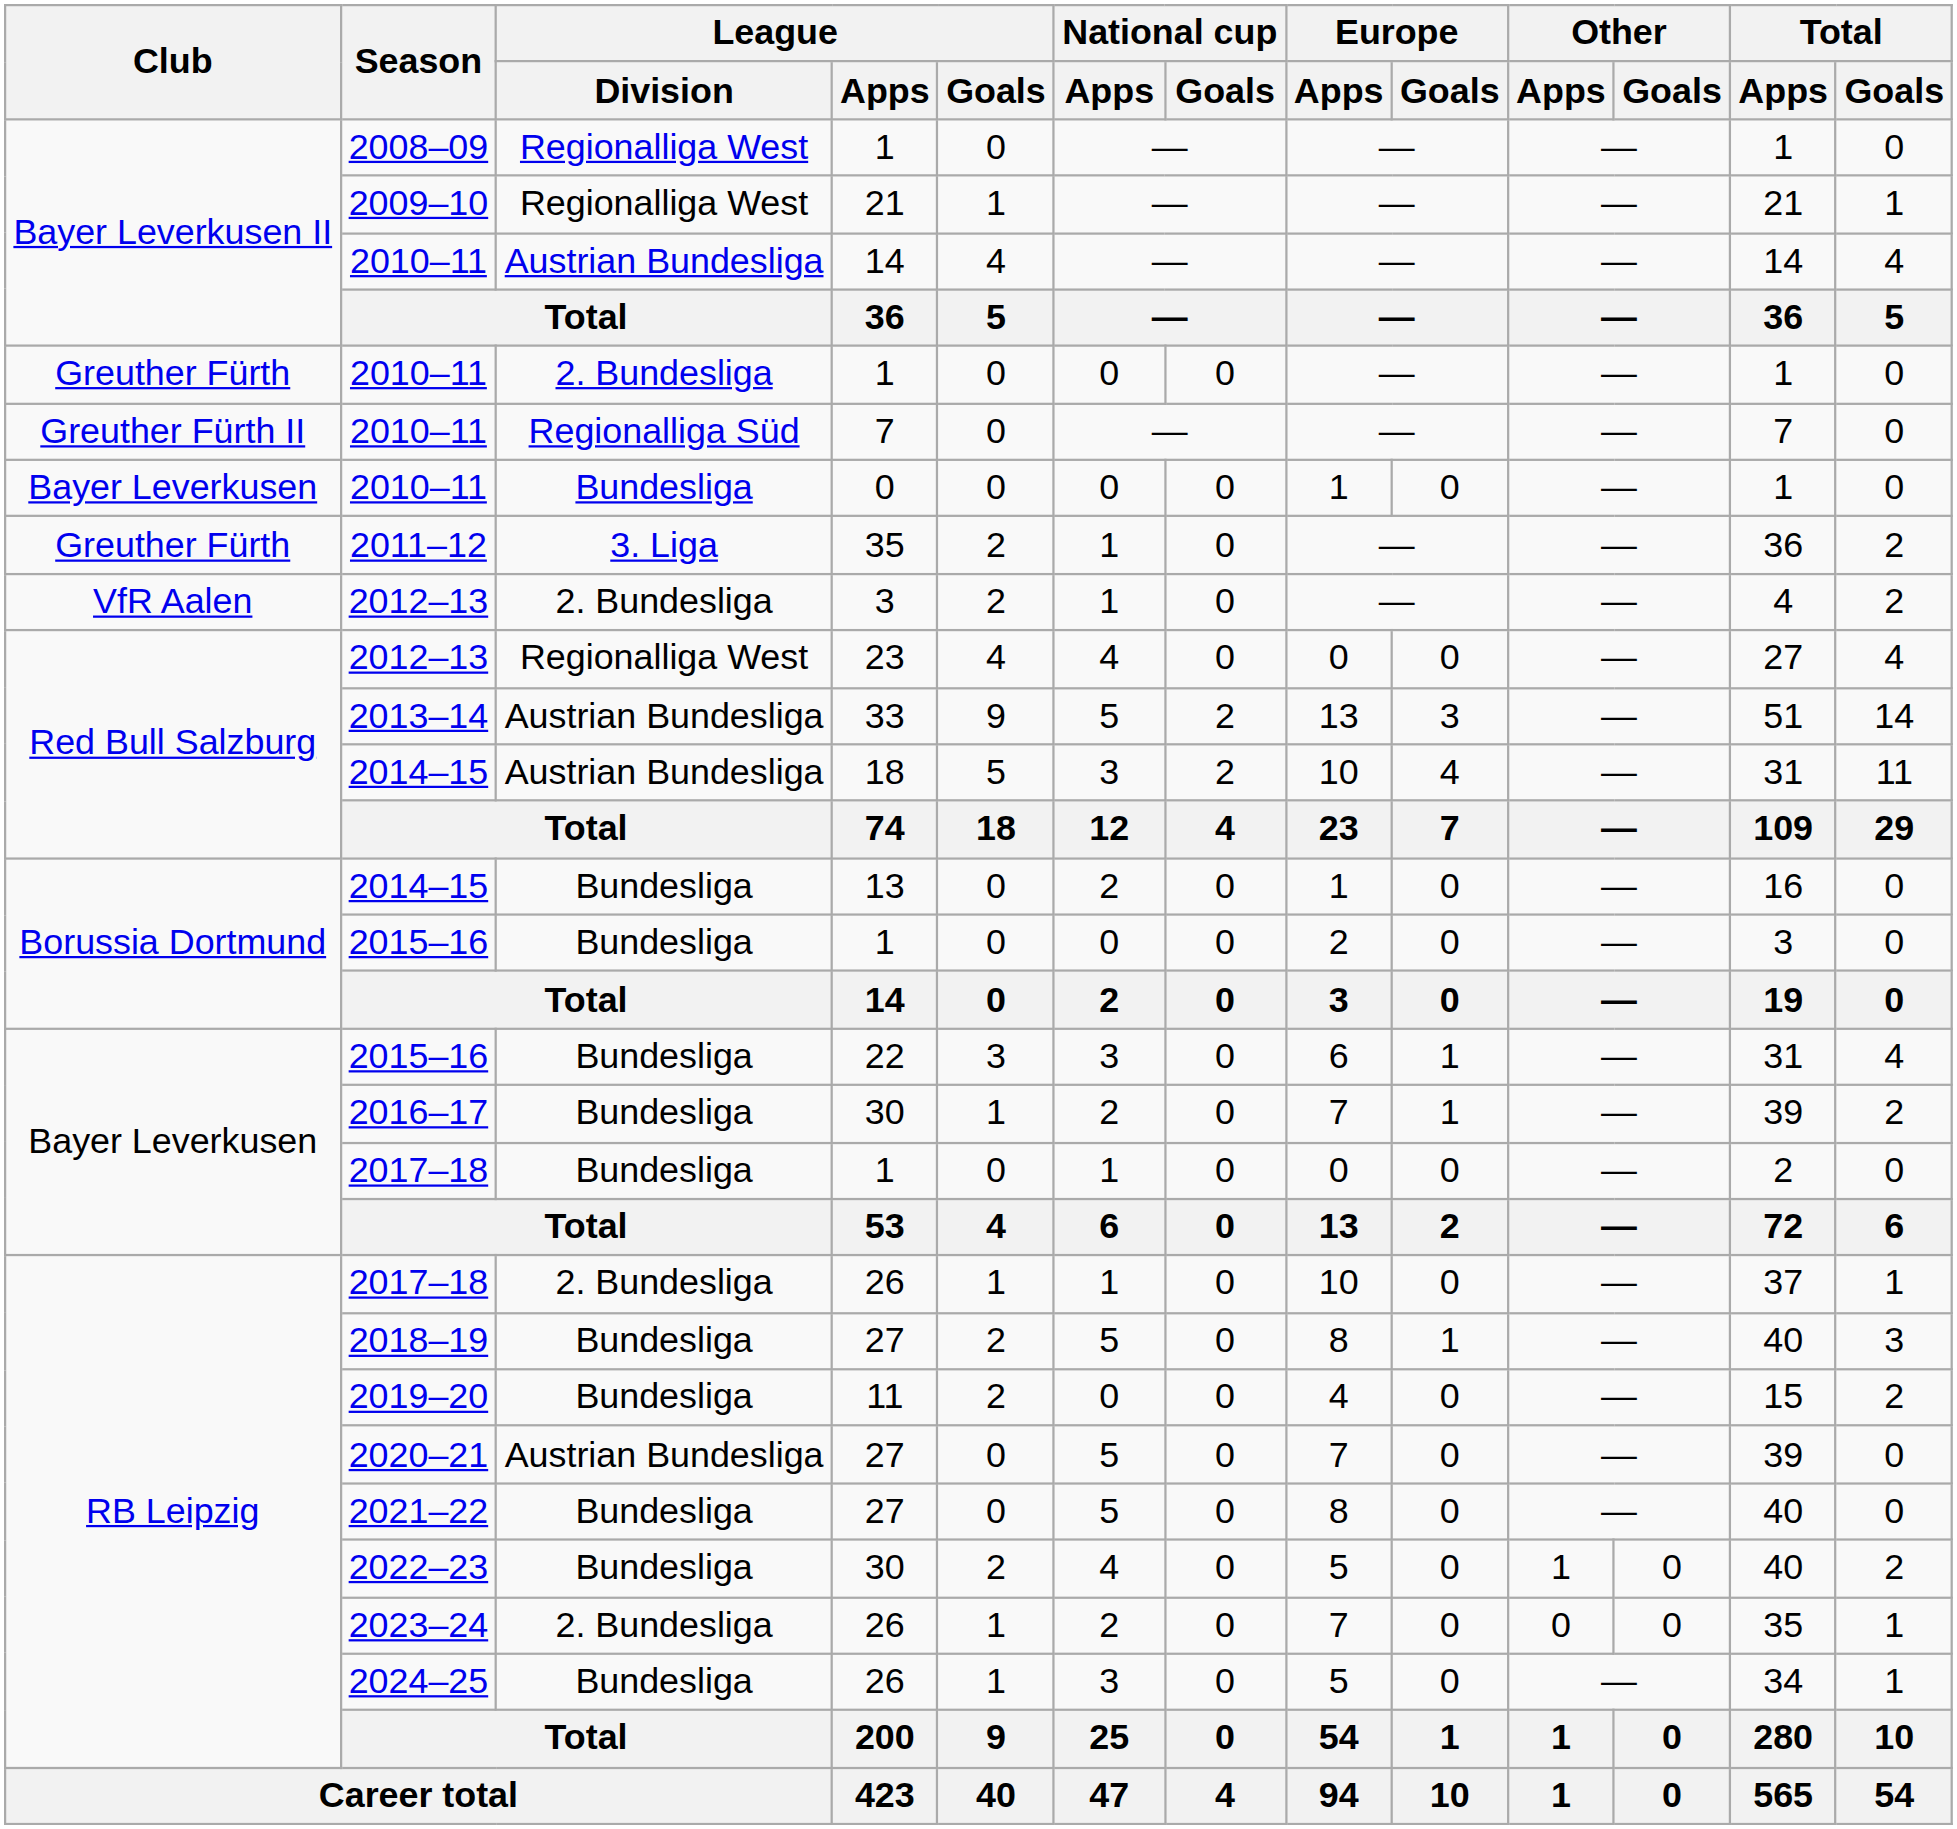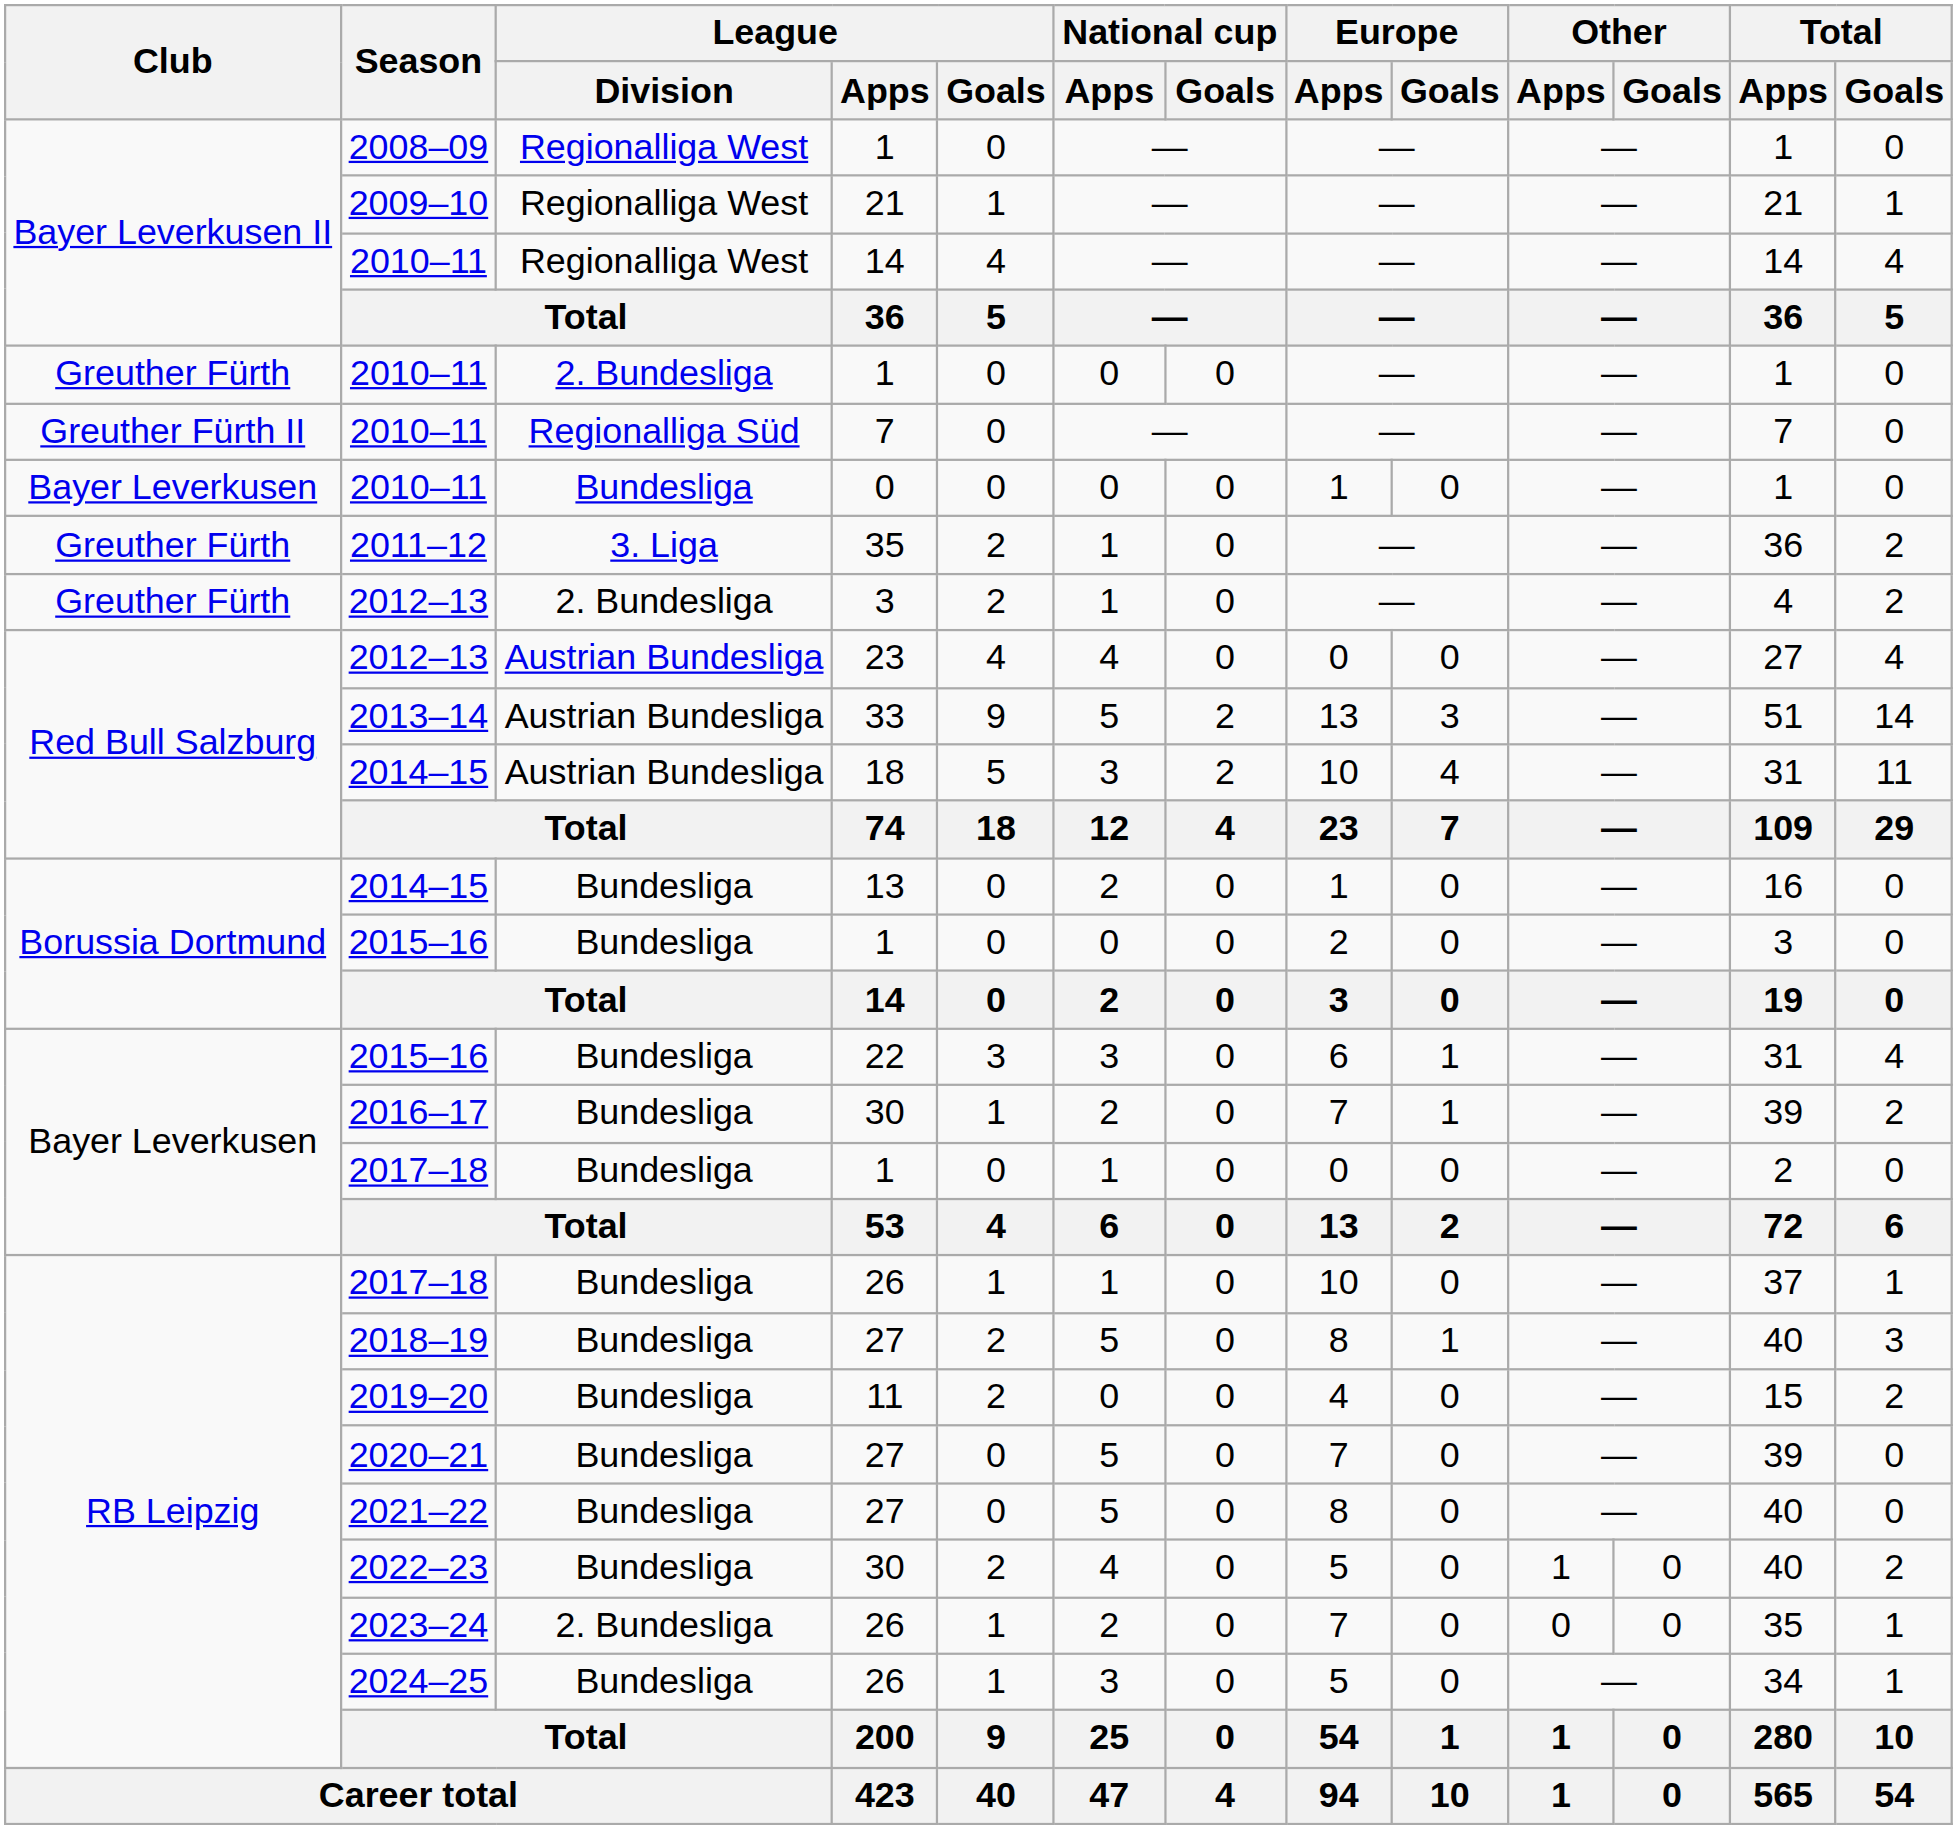(664, 260) Austrian Bundesliga -> (664, 260) Regionalliga West
(173, 601) VfR Aalen -> (173, 601) Greuther Fürth
(664, 658) Regionalliga West -> (664, 658) Austrian Bundesliga
(664, 1283) 2. Bundesliga -> (664, 1283) Bundesliga
(664, 1453) Austrian Bundesliga -> (664, 1453) Bundesliga
